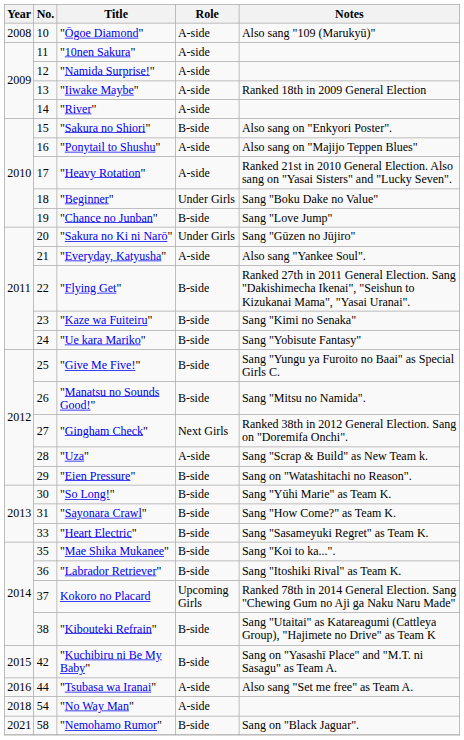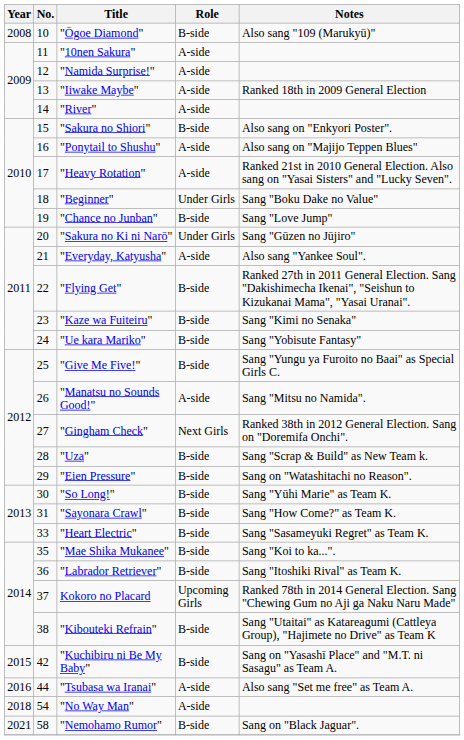(194, 33) A-side -> (194, 33) B-side
(194, 398) B-side -> (194, 398) A-side
(194, 456) A-side -> (194, 456) B-side
